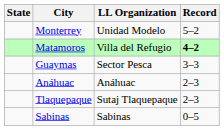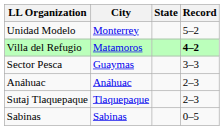columns swapped: (19, 13) <-> (137, 13)
